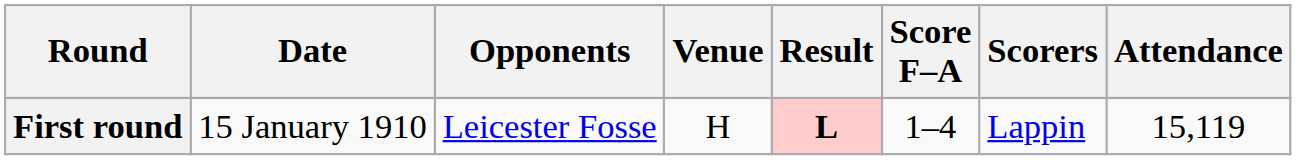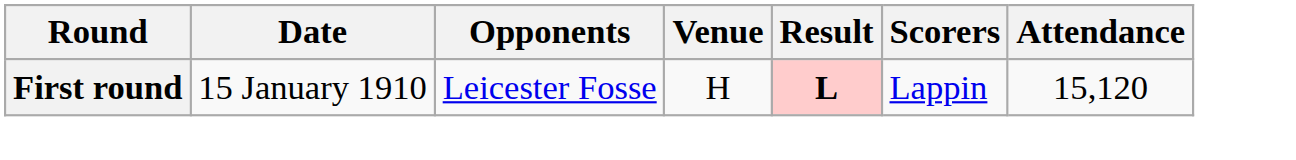- column: (930, 51)
(1198, 125) 15,119 -> (1101, 86) 15,120
